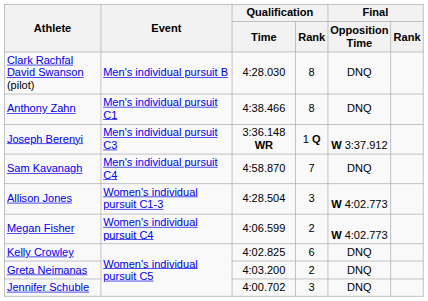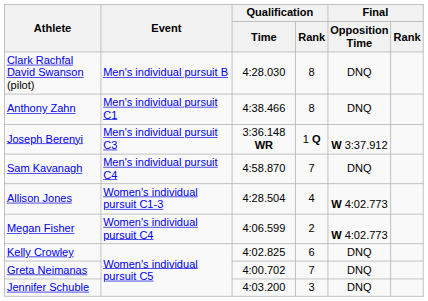(312, 199) 3 -> (312, 199) 4
(264, 270) 4:03.200 -> (264, 270) 4:00.702
(312, 270) 2 -> (312, 270) 7
(264, 287) 4:00.702 -> (264, 287) 4:03.200
